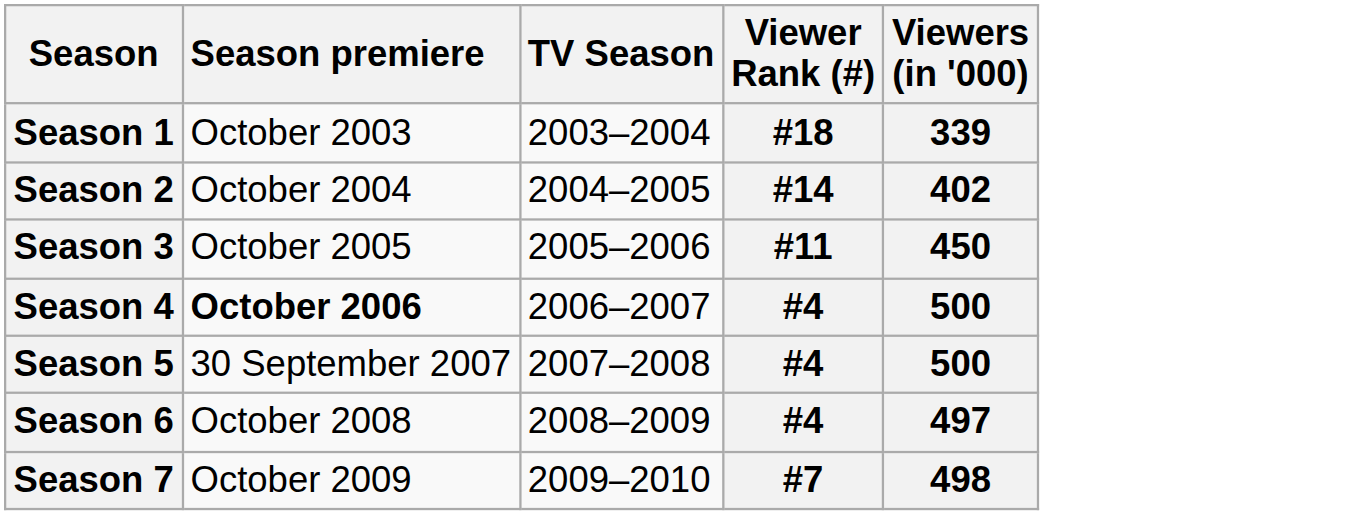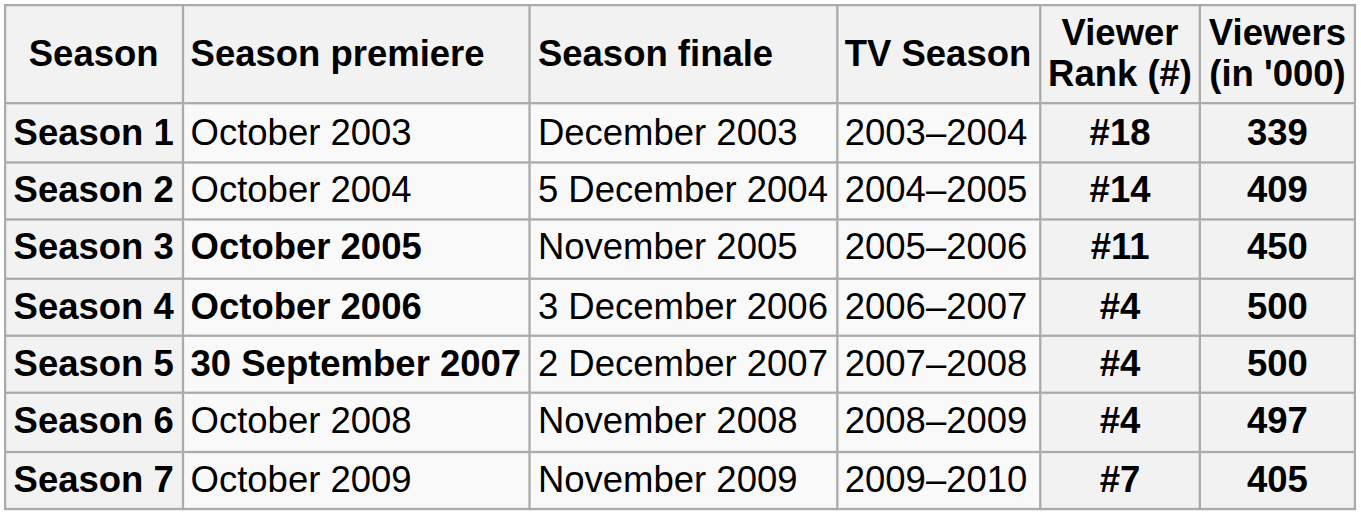+ column: (656, 53)
(961, 190) 402 -> (1277, 190) 409
(301, 248) normal -> (306, 248) bold
(351, 363) normal -> (356, 363) bold
(961, 479) 498 -> (1277, 479) 405
